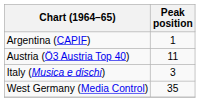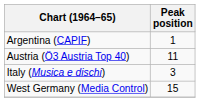(173, 89) 35 -> (173, 89) 15
